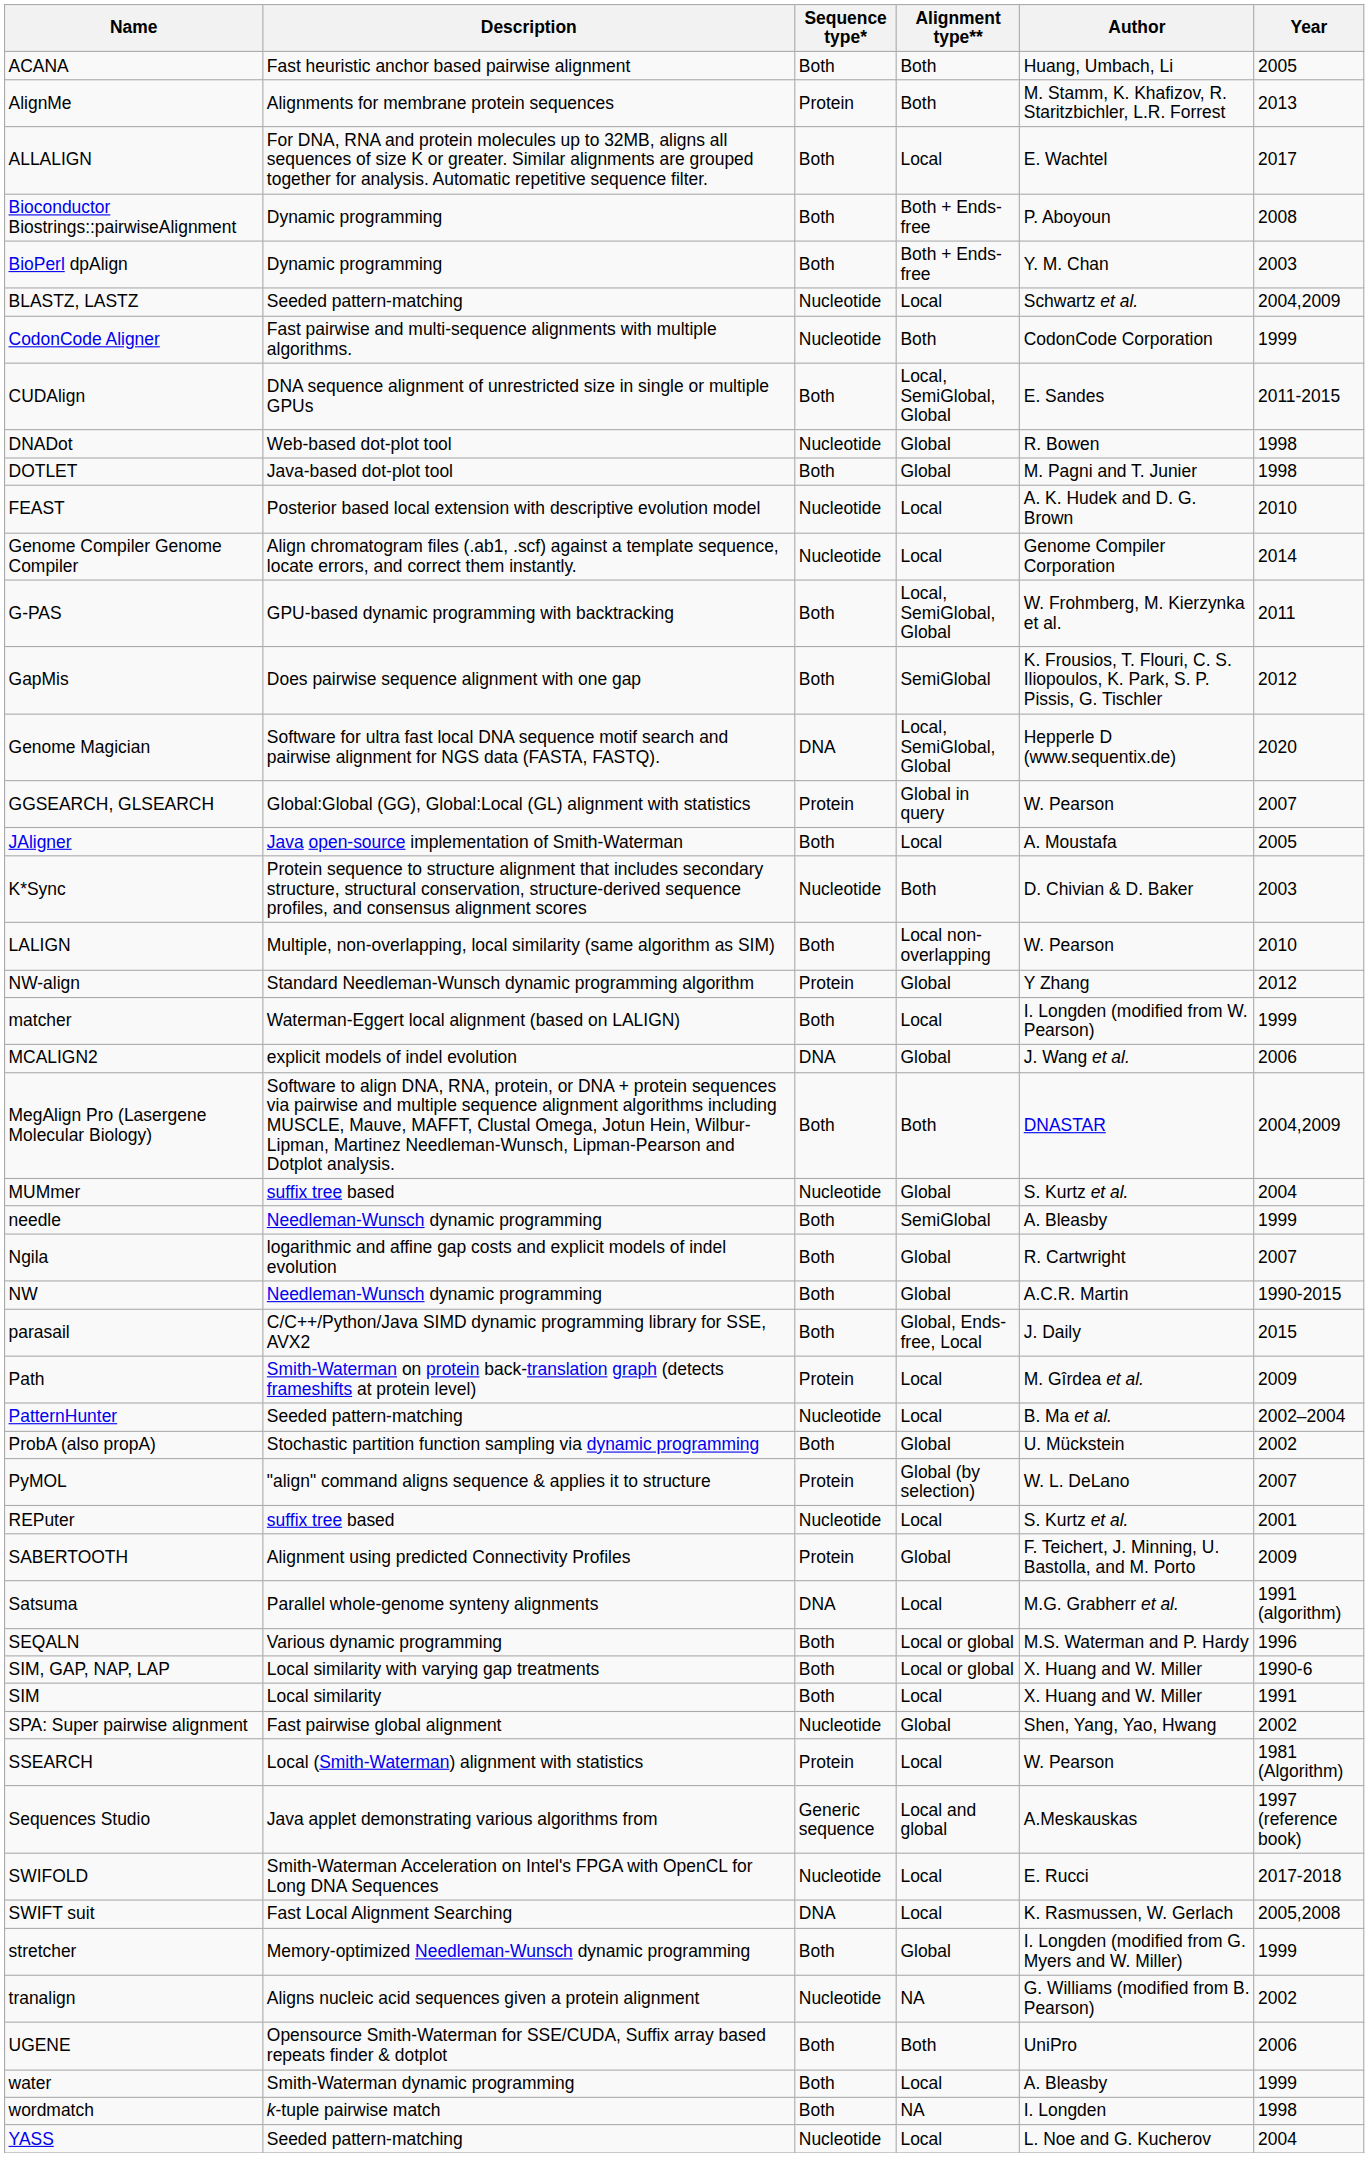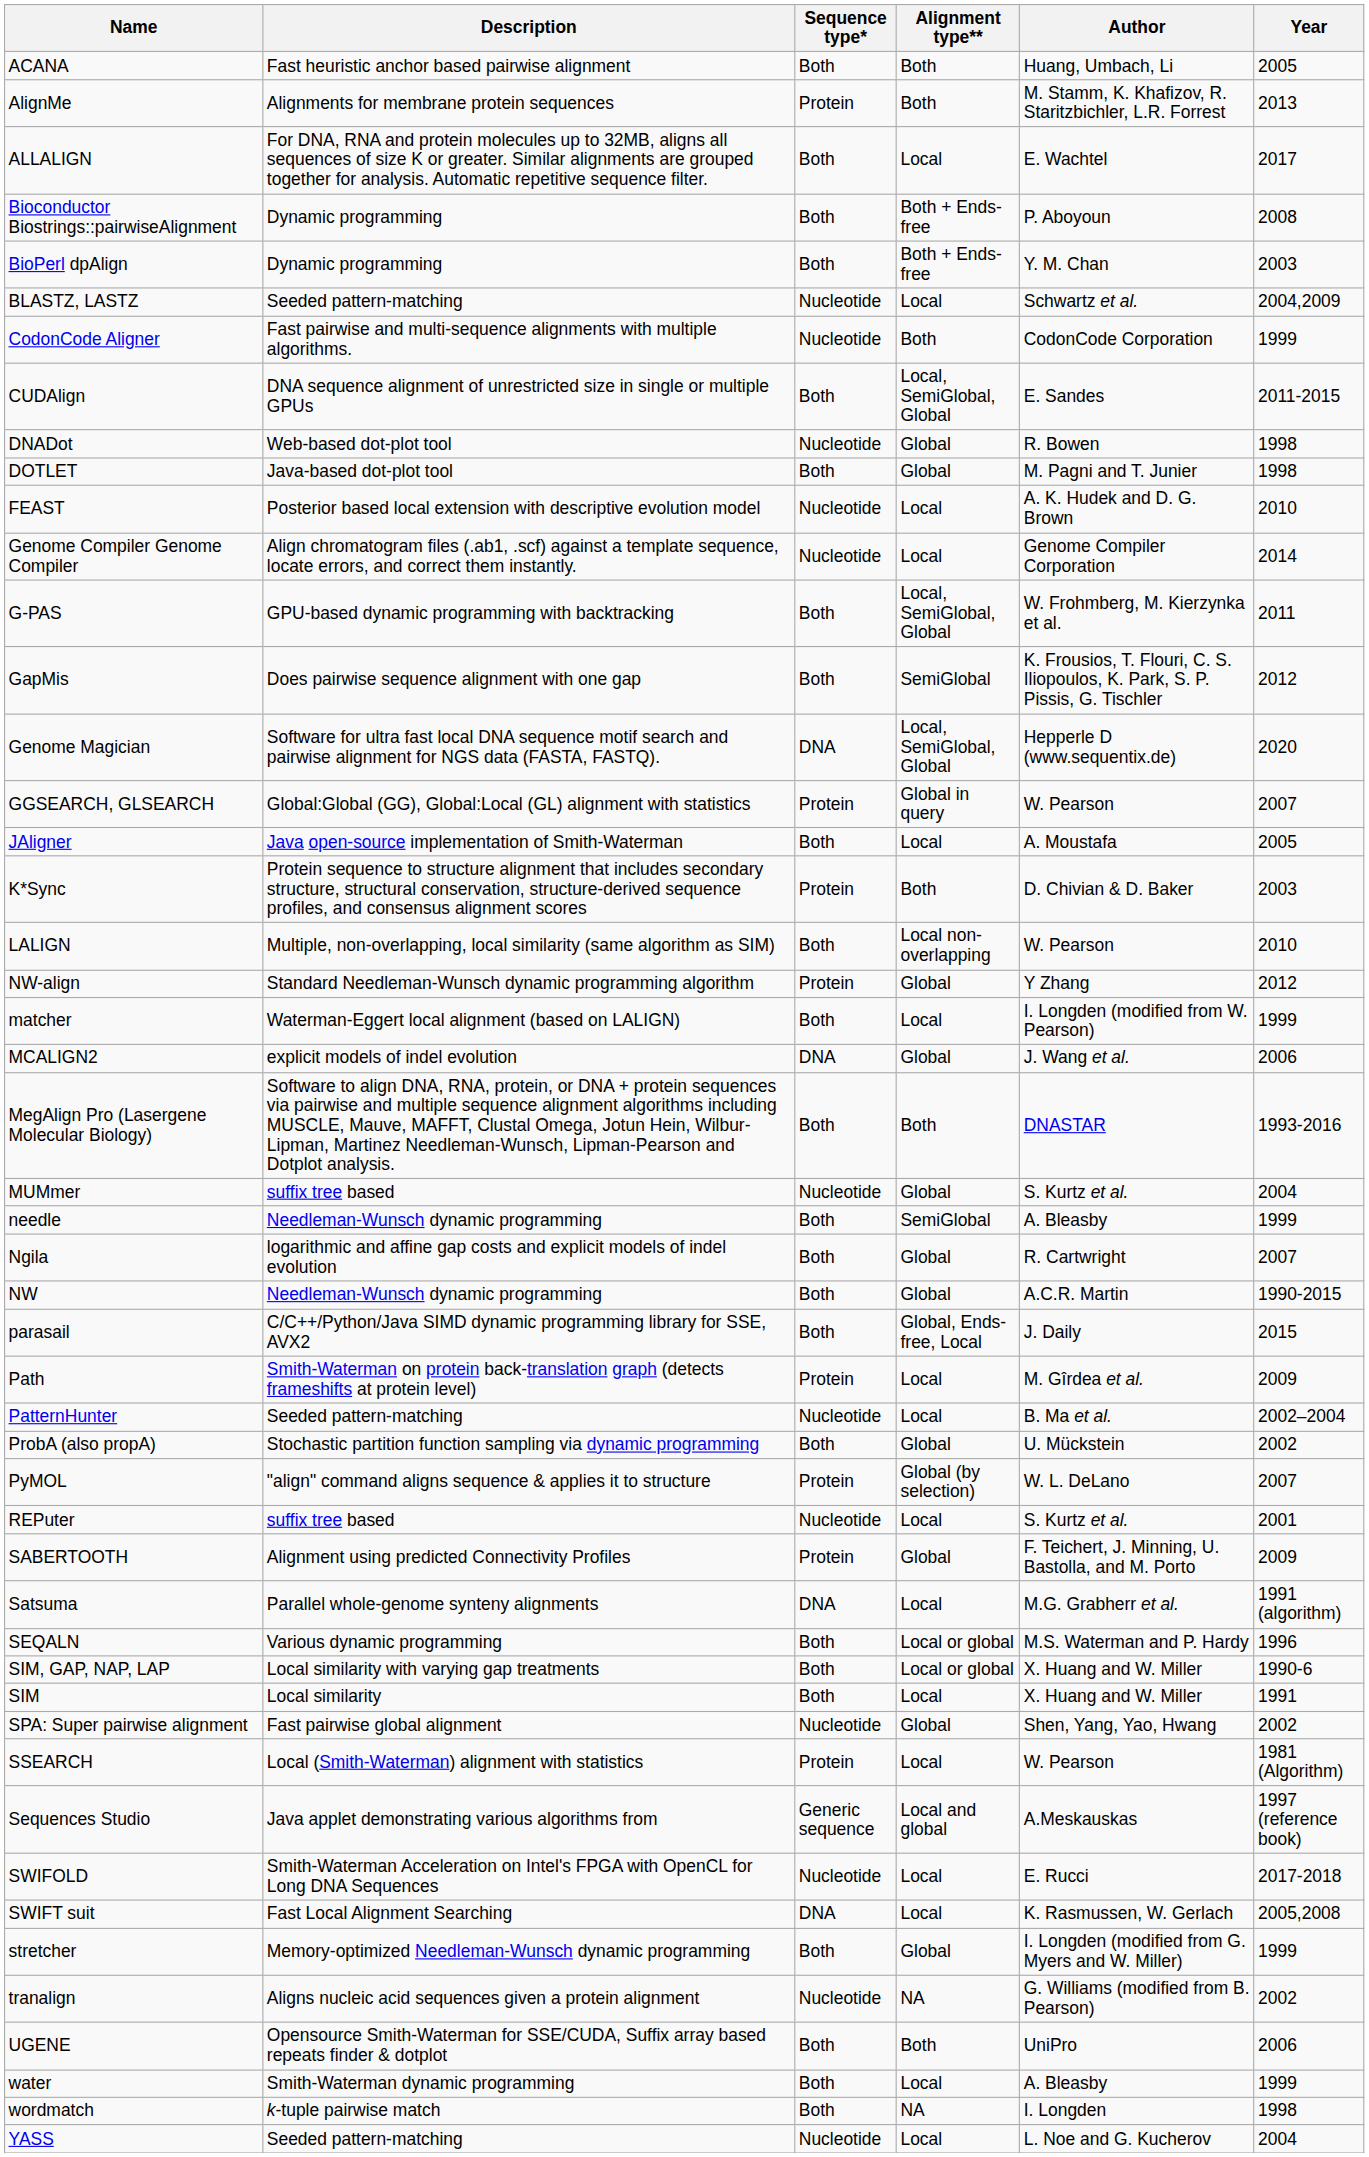(840, 888) Nucleotide -> (826, 888) Protein
(1299, 1125) 2004,2009 -> (1300, 1125) 1993-2016
